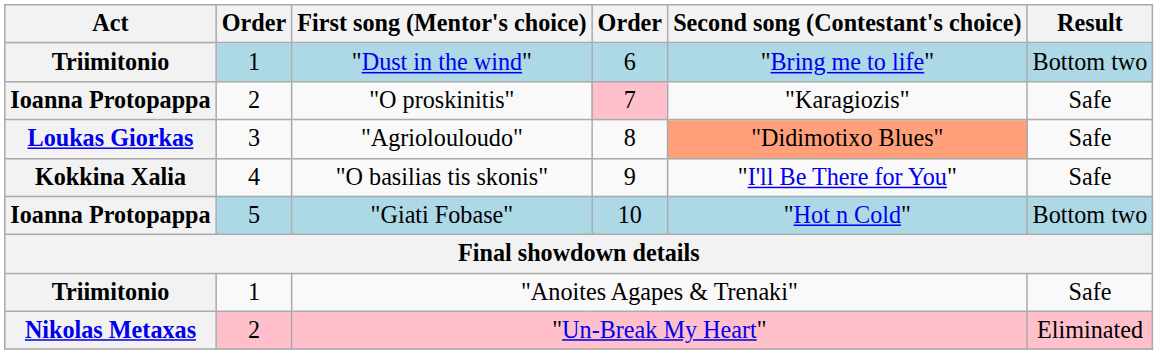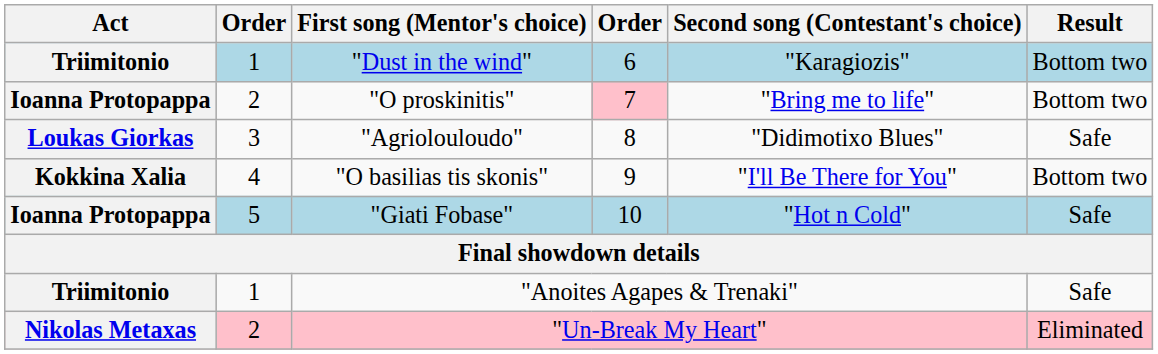(847, 61) "Bring me to life" -> (847, 61) "Karagiozis"
(847, 100) "Karagiozis" -> (847, 100) "Bring me to life"
(1090, 100) Safe -> (1090, 100) Bottom two
(847, 138) lightsalmon background -> (847, 138) no background
(1090, 176) Safe -> (1090, 176) Bottom two
(1090, 215) Bottom two -> (1090, 215) Safe
